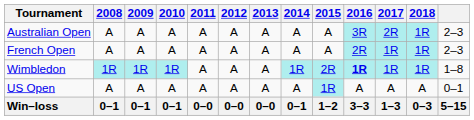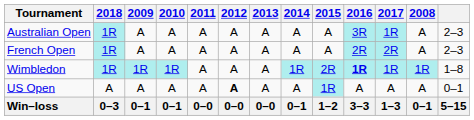columns swapped: (109, 13) <-> (422, 13)
(391, 32) 2R -> (391, 32) 1R
(391, 50) 1R -> (391, 50) 2R
(234, 87) normal -> (234, 87) bold
